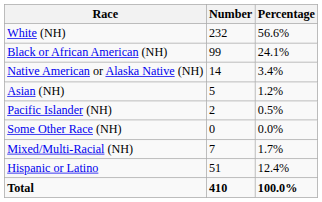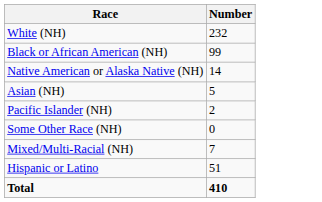- column: (286, 14)
